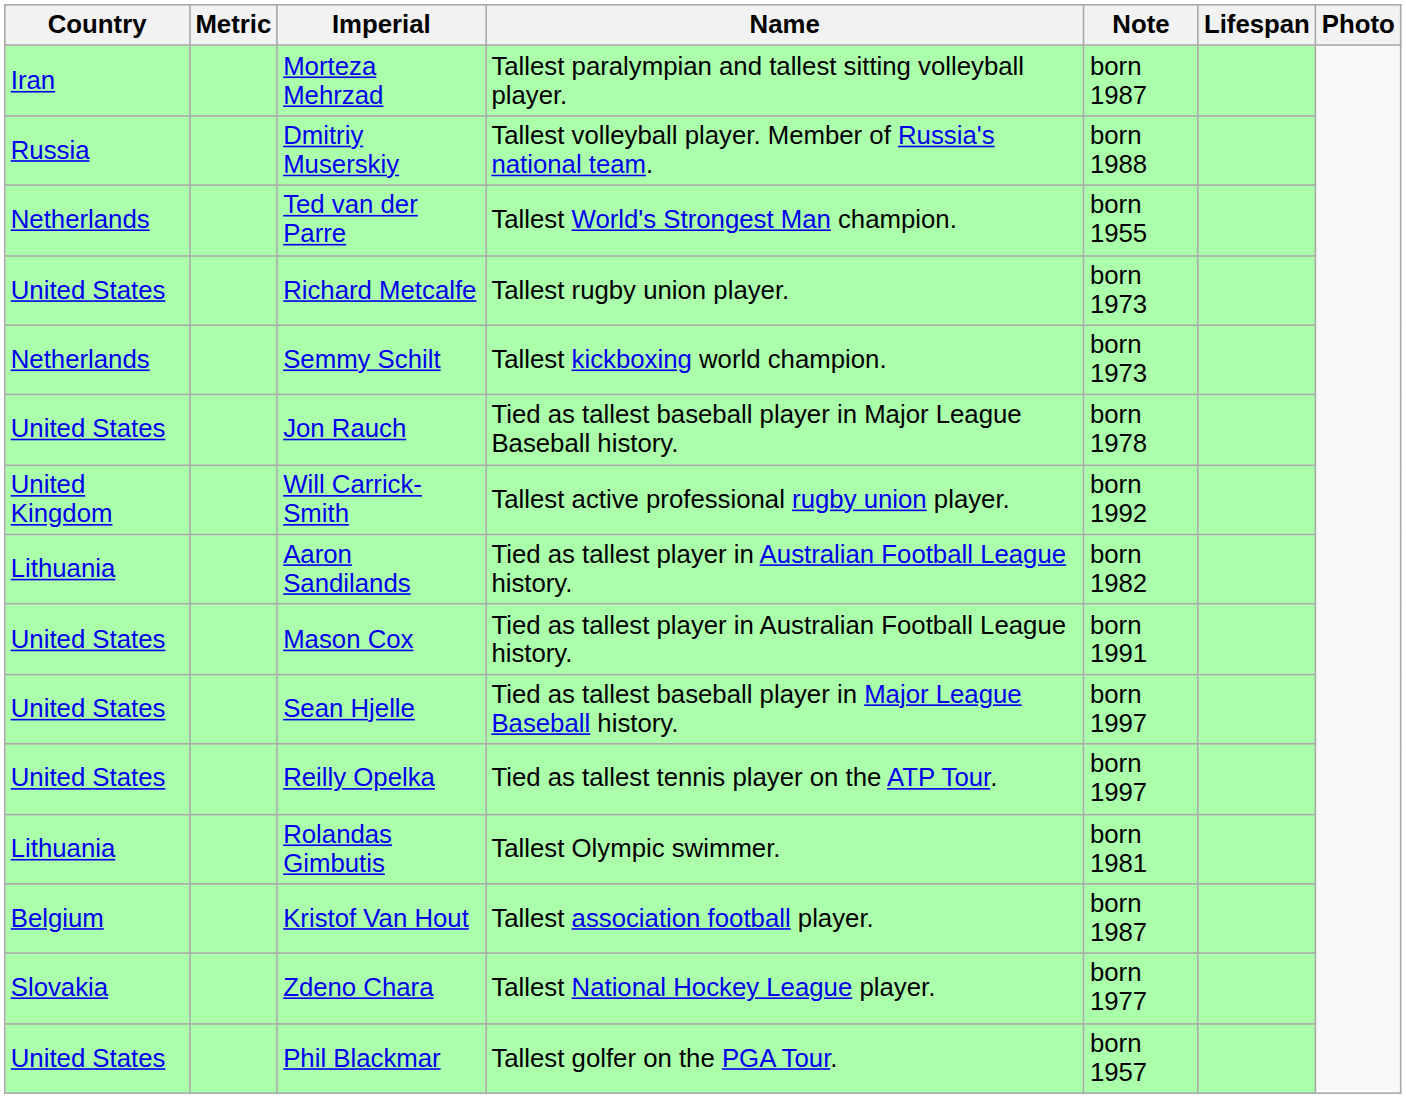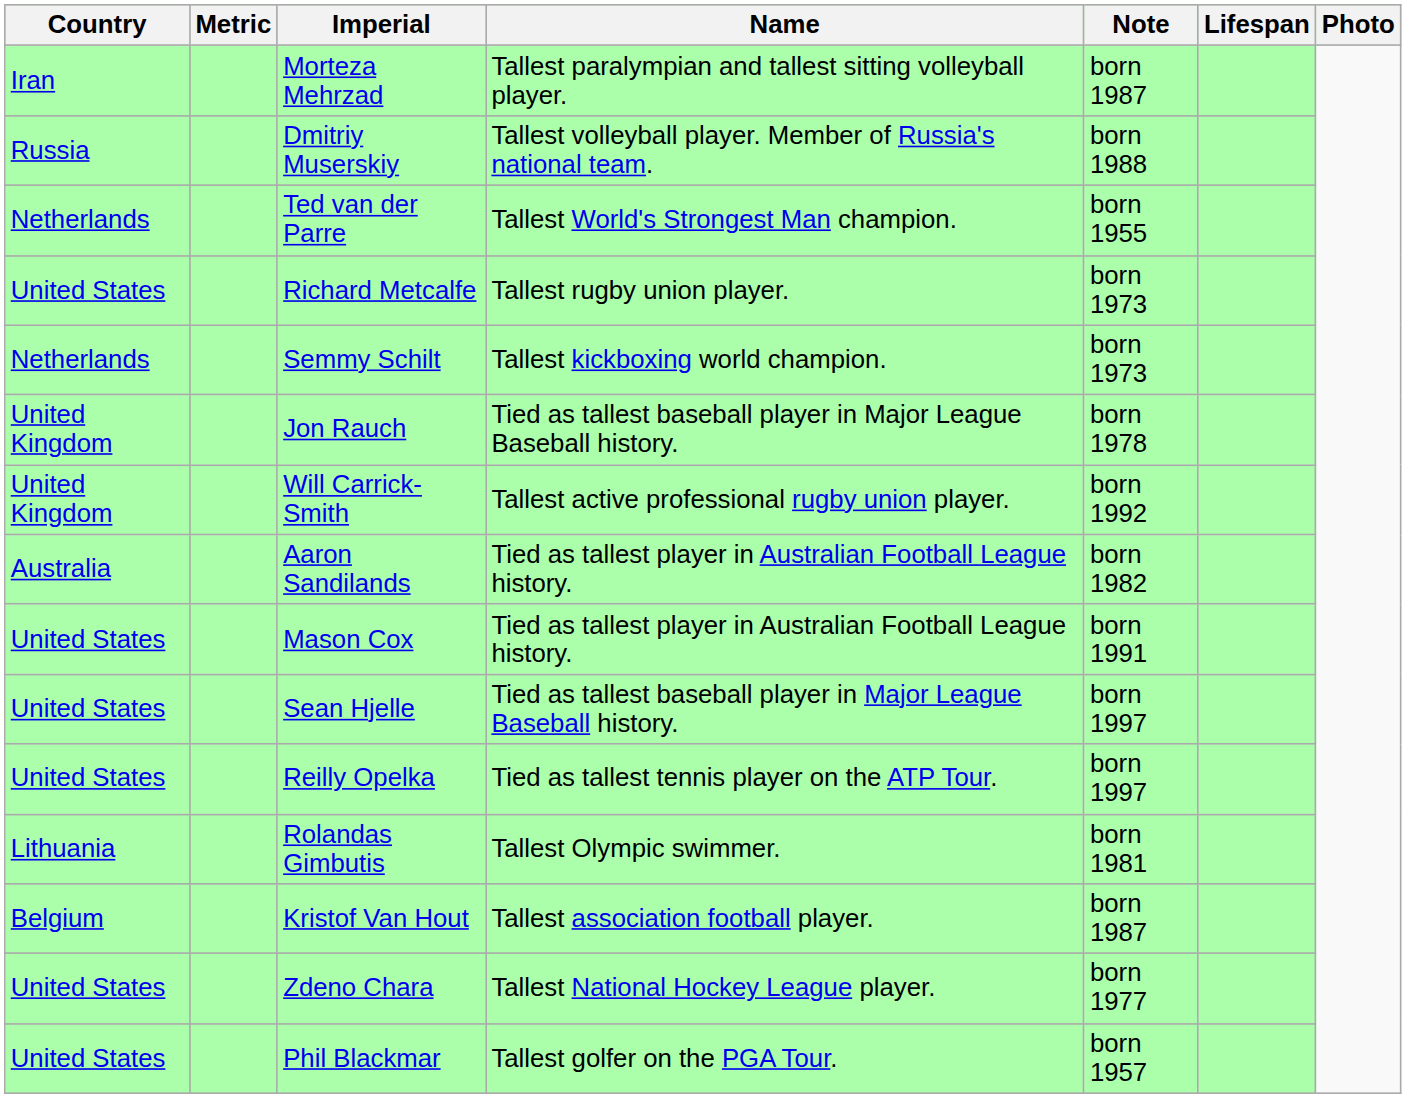(88, 429) United States -> (62, 429) United Kingdom
(63, 569) Lithuania -> (61, 569) Australia
(59, 988) Slovakia -> (88, 988) United States
